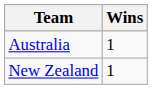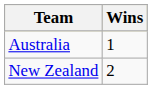(110, 71) 1 -> (110, 71) 2
